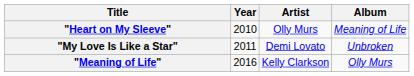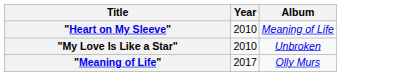- column: (295, 12)
(245, 46) 2011 -> (245, 46) 2010
(245, 63) 2016 -> (245, 63) 2017
